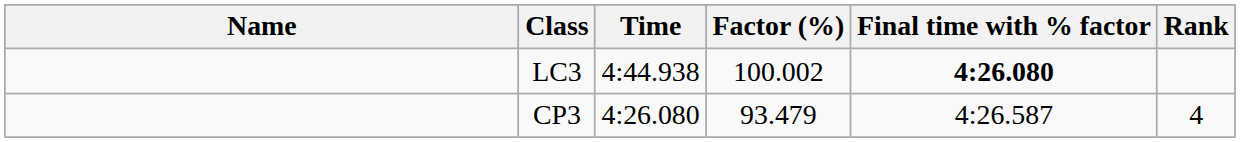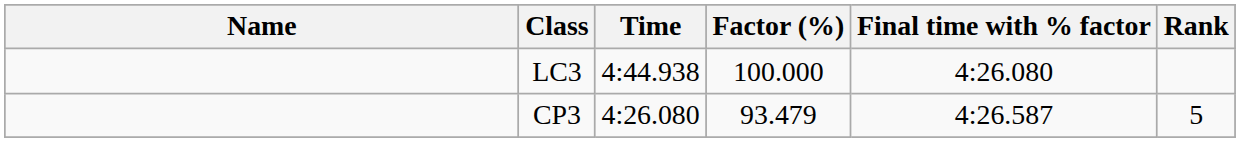(778, 70) 100.002 -> (778, 70) 100.000
(1004, 70) bold -> (1004, 70) normal
(1196, 114) 4 -> (1196, 114) 5
